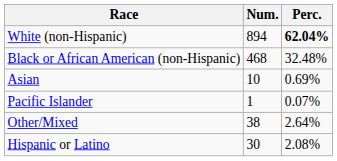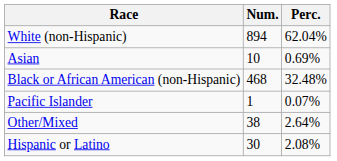(307, 36) bold -> (306, 36) normal
rows swapped: (124, 58) <-> (23, 79)
